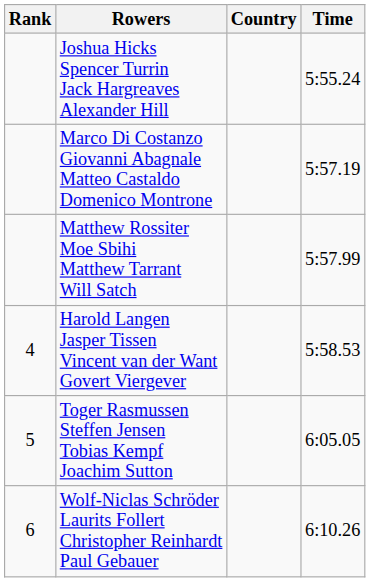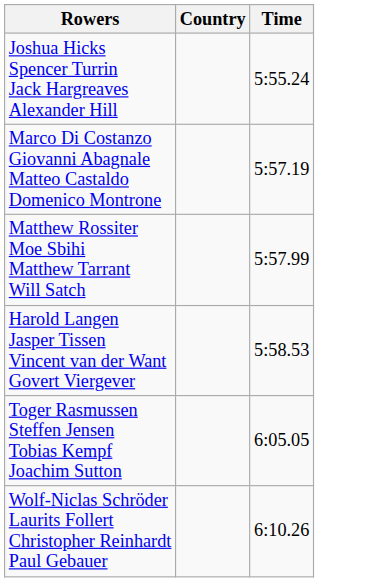- column: (30, 18)
